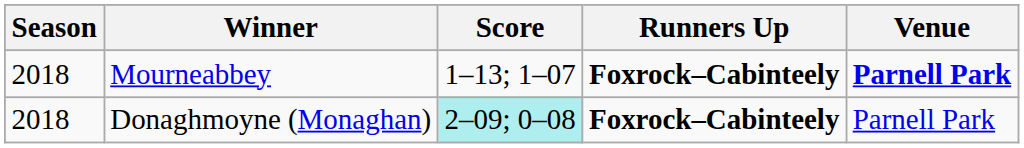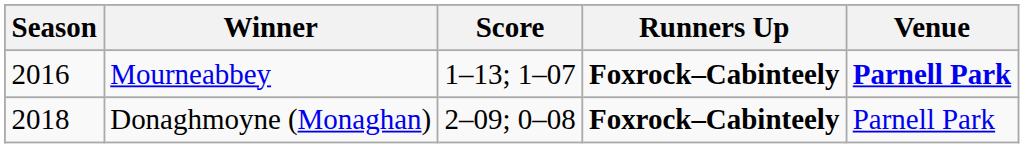(41, 73) 2018 -> (41, 73) 2016
(510, 119) paleturquoise background -> (510, 119) no background
